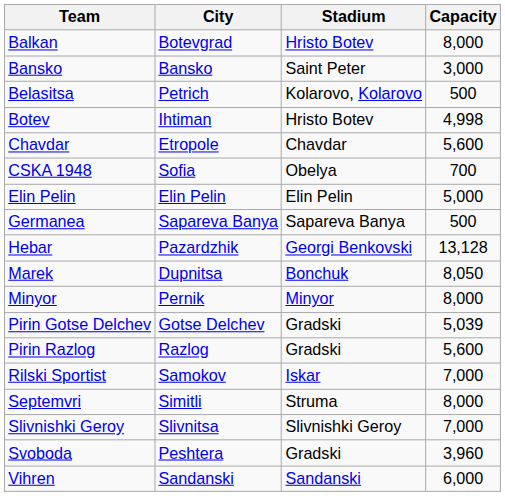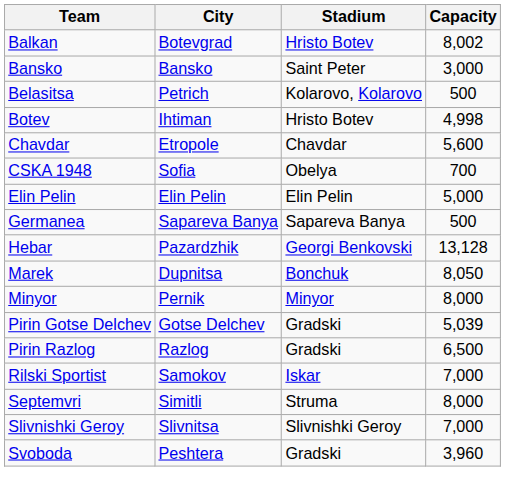(463, 42) 8,000 -> (463, 42) 8,002
(463, 350) 5,600 -> (463, 350) 6,500
- row: (31, 478)
